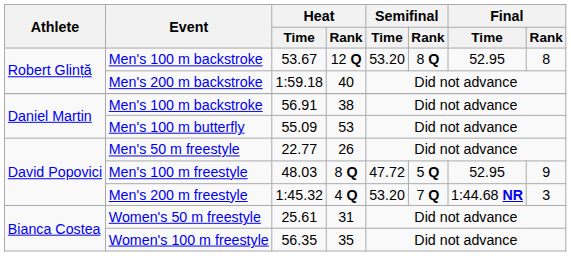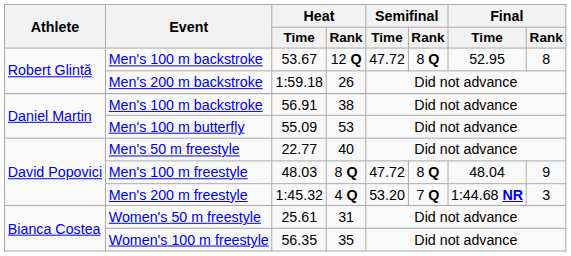(387, 60) 53.20 -> (387, 60) 47.72
(346, 82) 40 -> (346, 82) 26
(346, 150) 26 -> (346, 150) 40
(428, 173) 5 Q -> (428, 173) 8 Q
(487, 173) 52.95 -> (487, 173) 48.04
